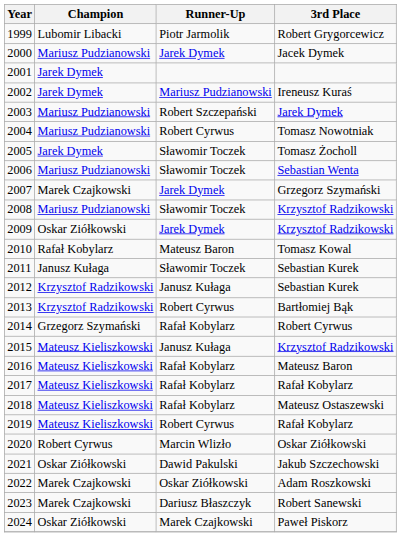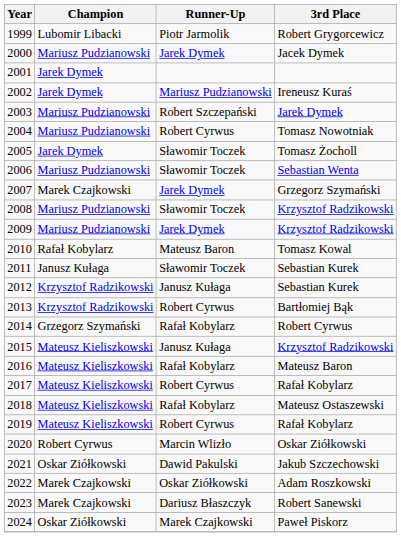(82, 229) Oskar Ziółkowski -> (94, 229) Mariusz Pudzianowski
(197, 385) Rafał Kobylarz -> (197, 385) Robert Cyrwus
